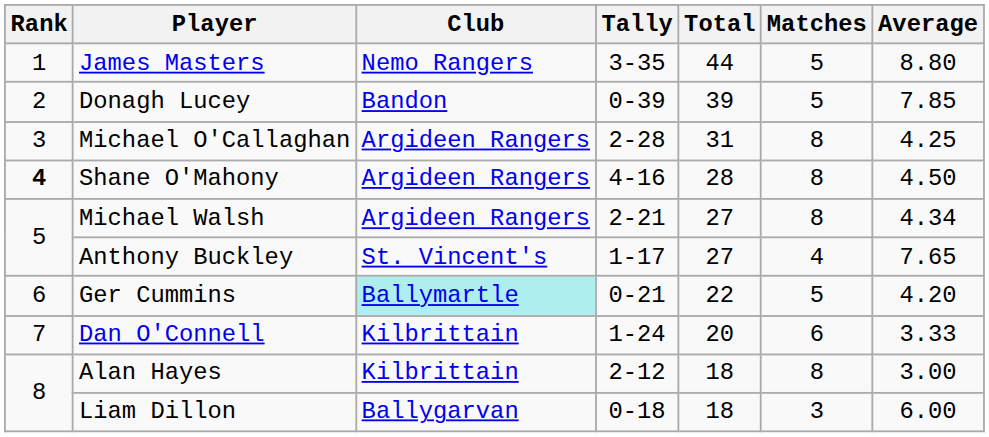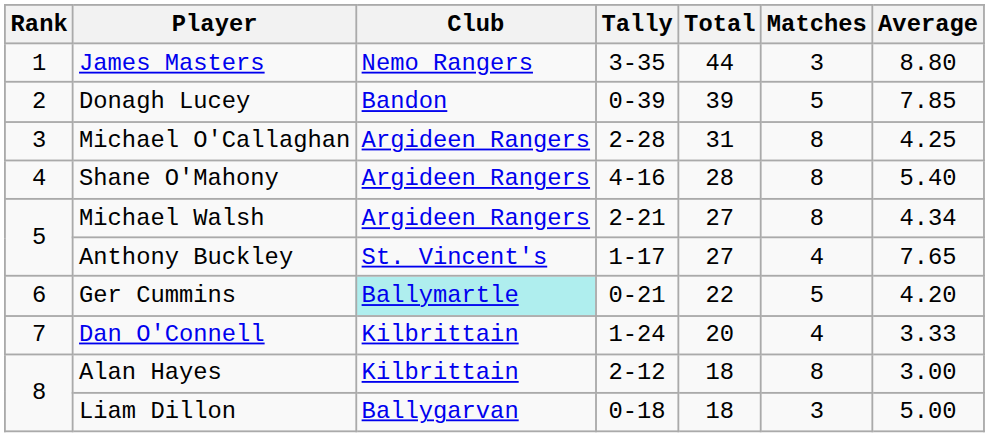(817, 63) 5 -> (817, 63) 3
(39, 179) bold -> (39, 179) normal
(928, 179) 4.50 -> (928, 179) 5.40
(817, 334) 6 -> (817, 334) 4
(928, 412) 6.00 -> (928, 412) 5.00
